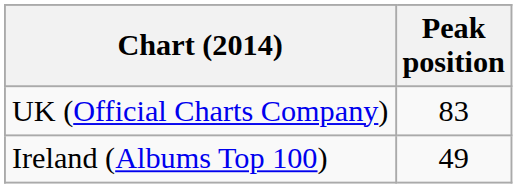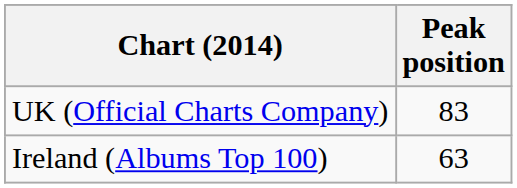(454, 158) 49 -> (454, 158) 63
